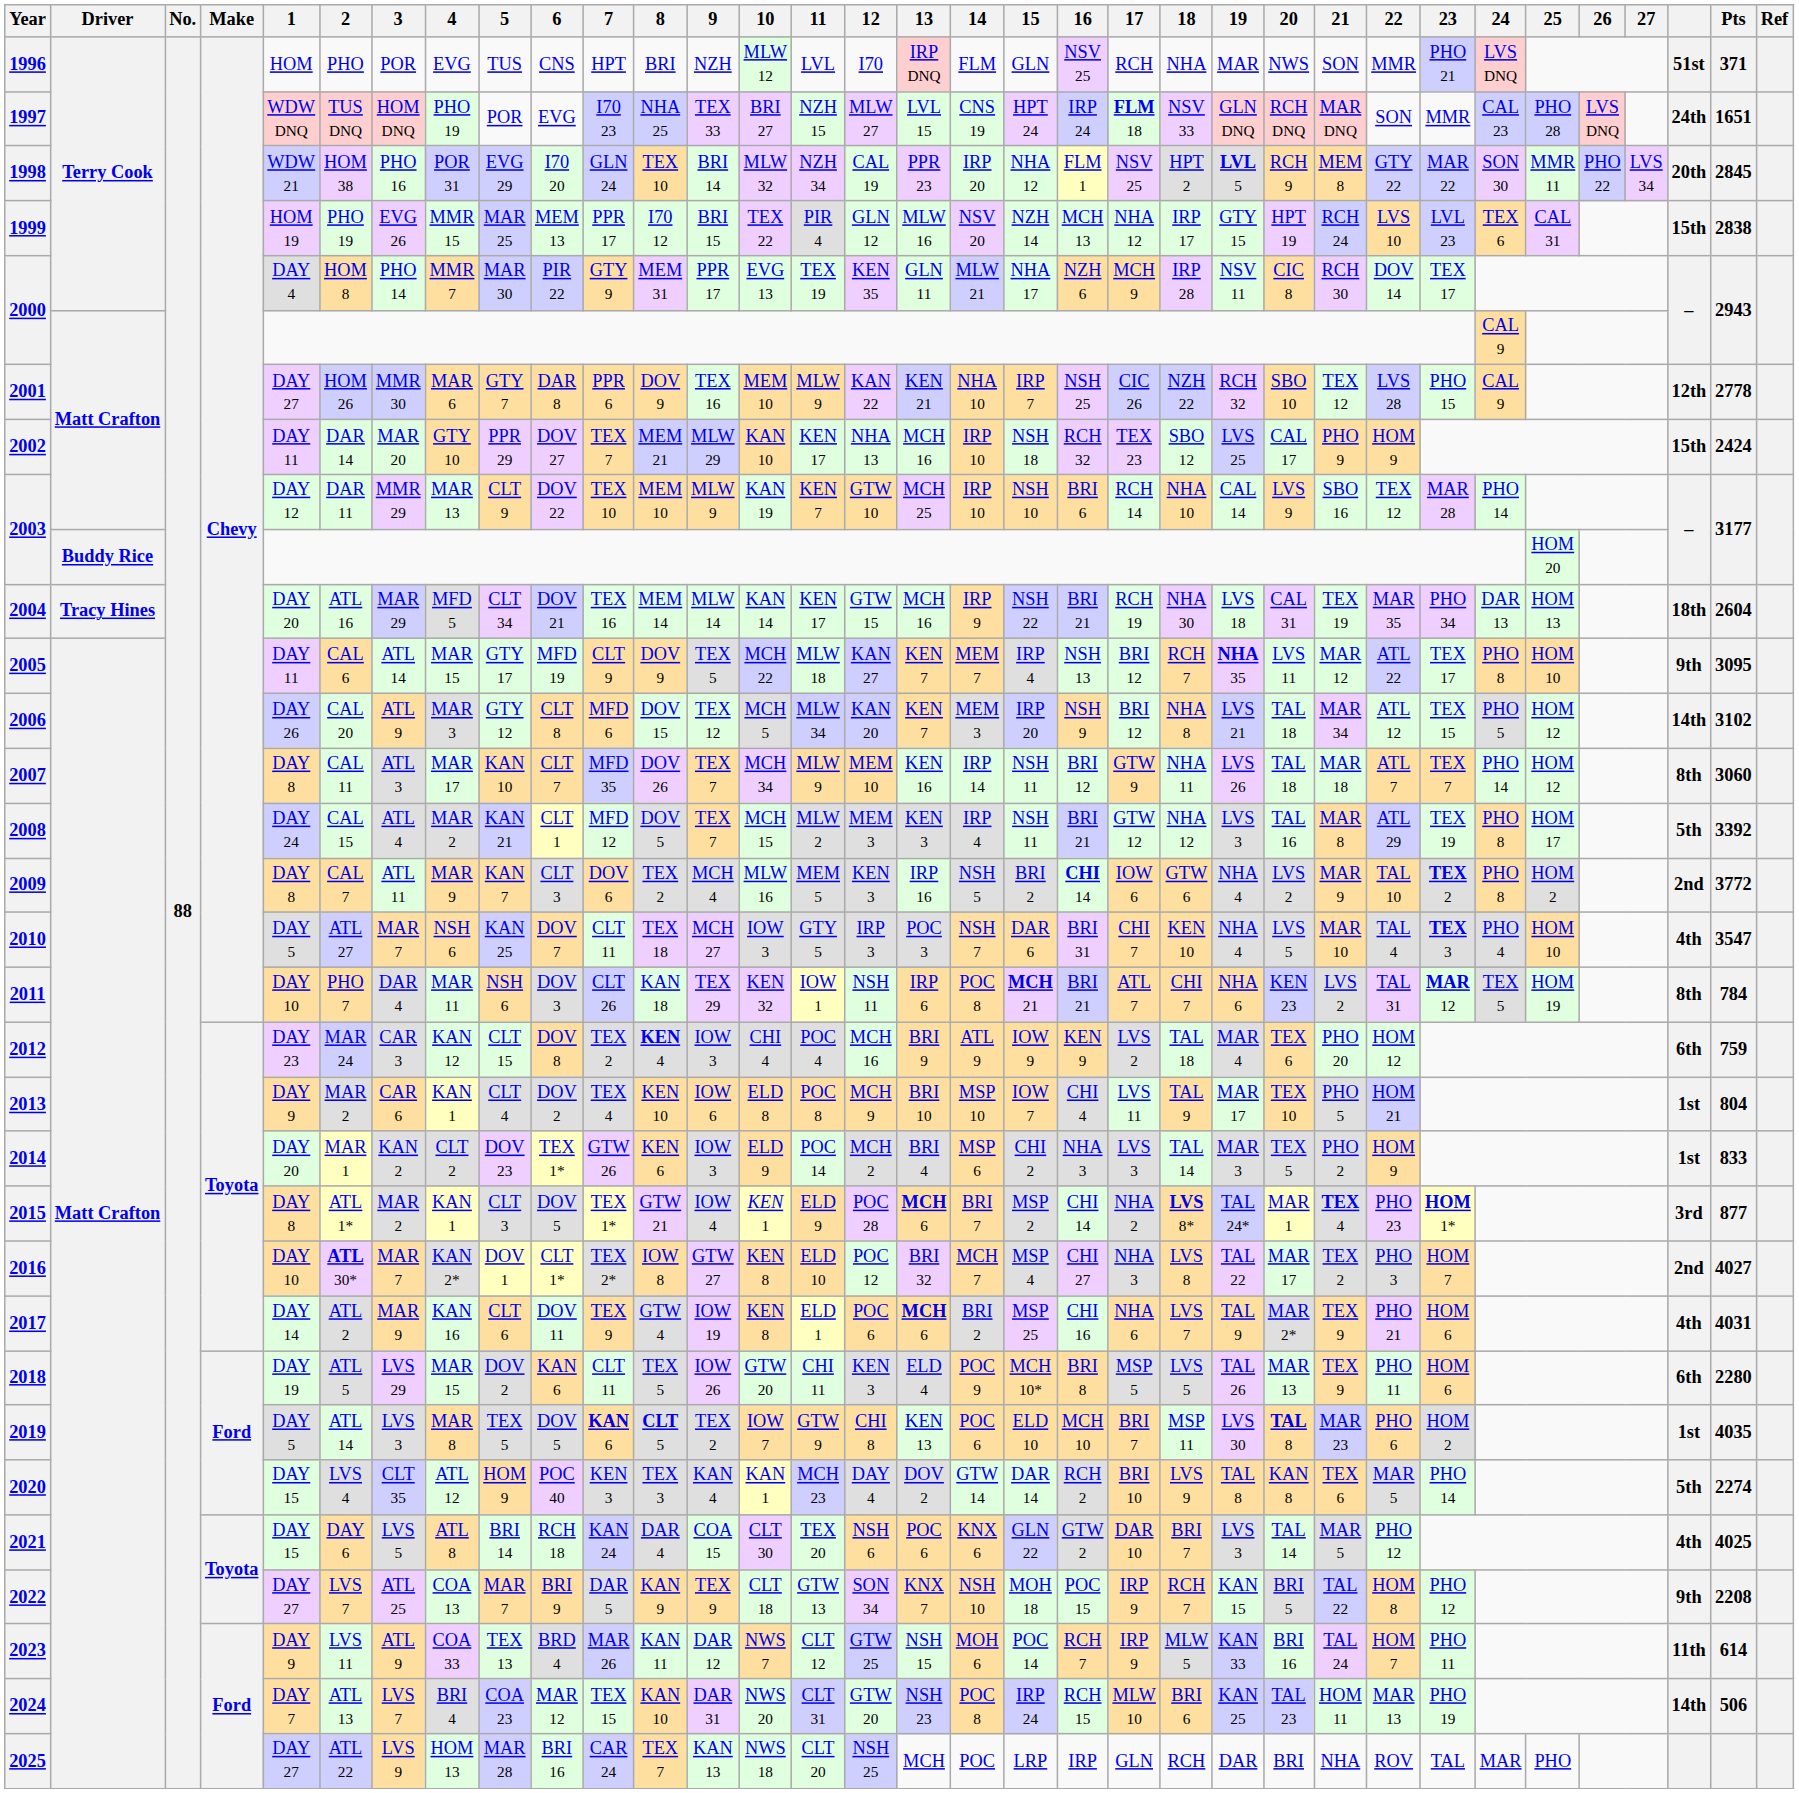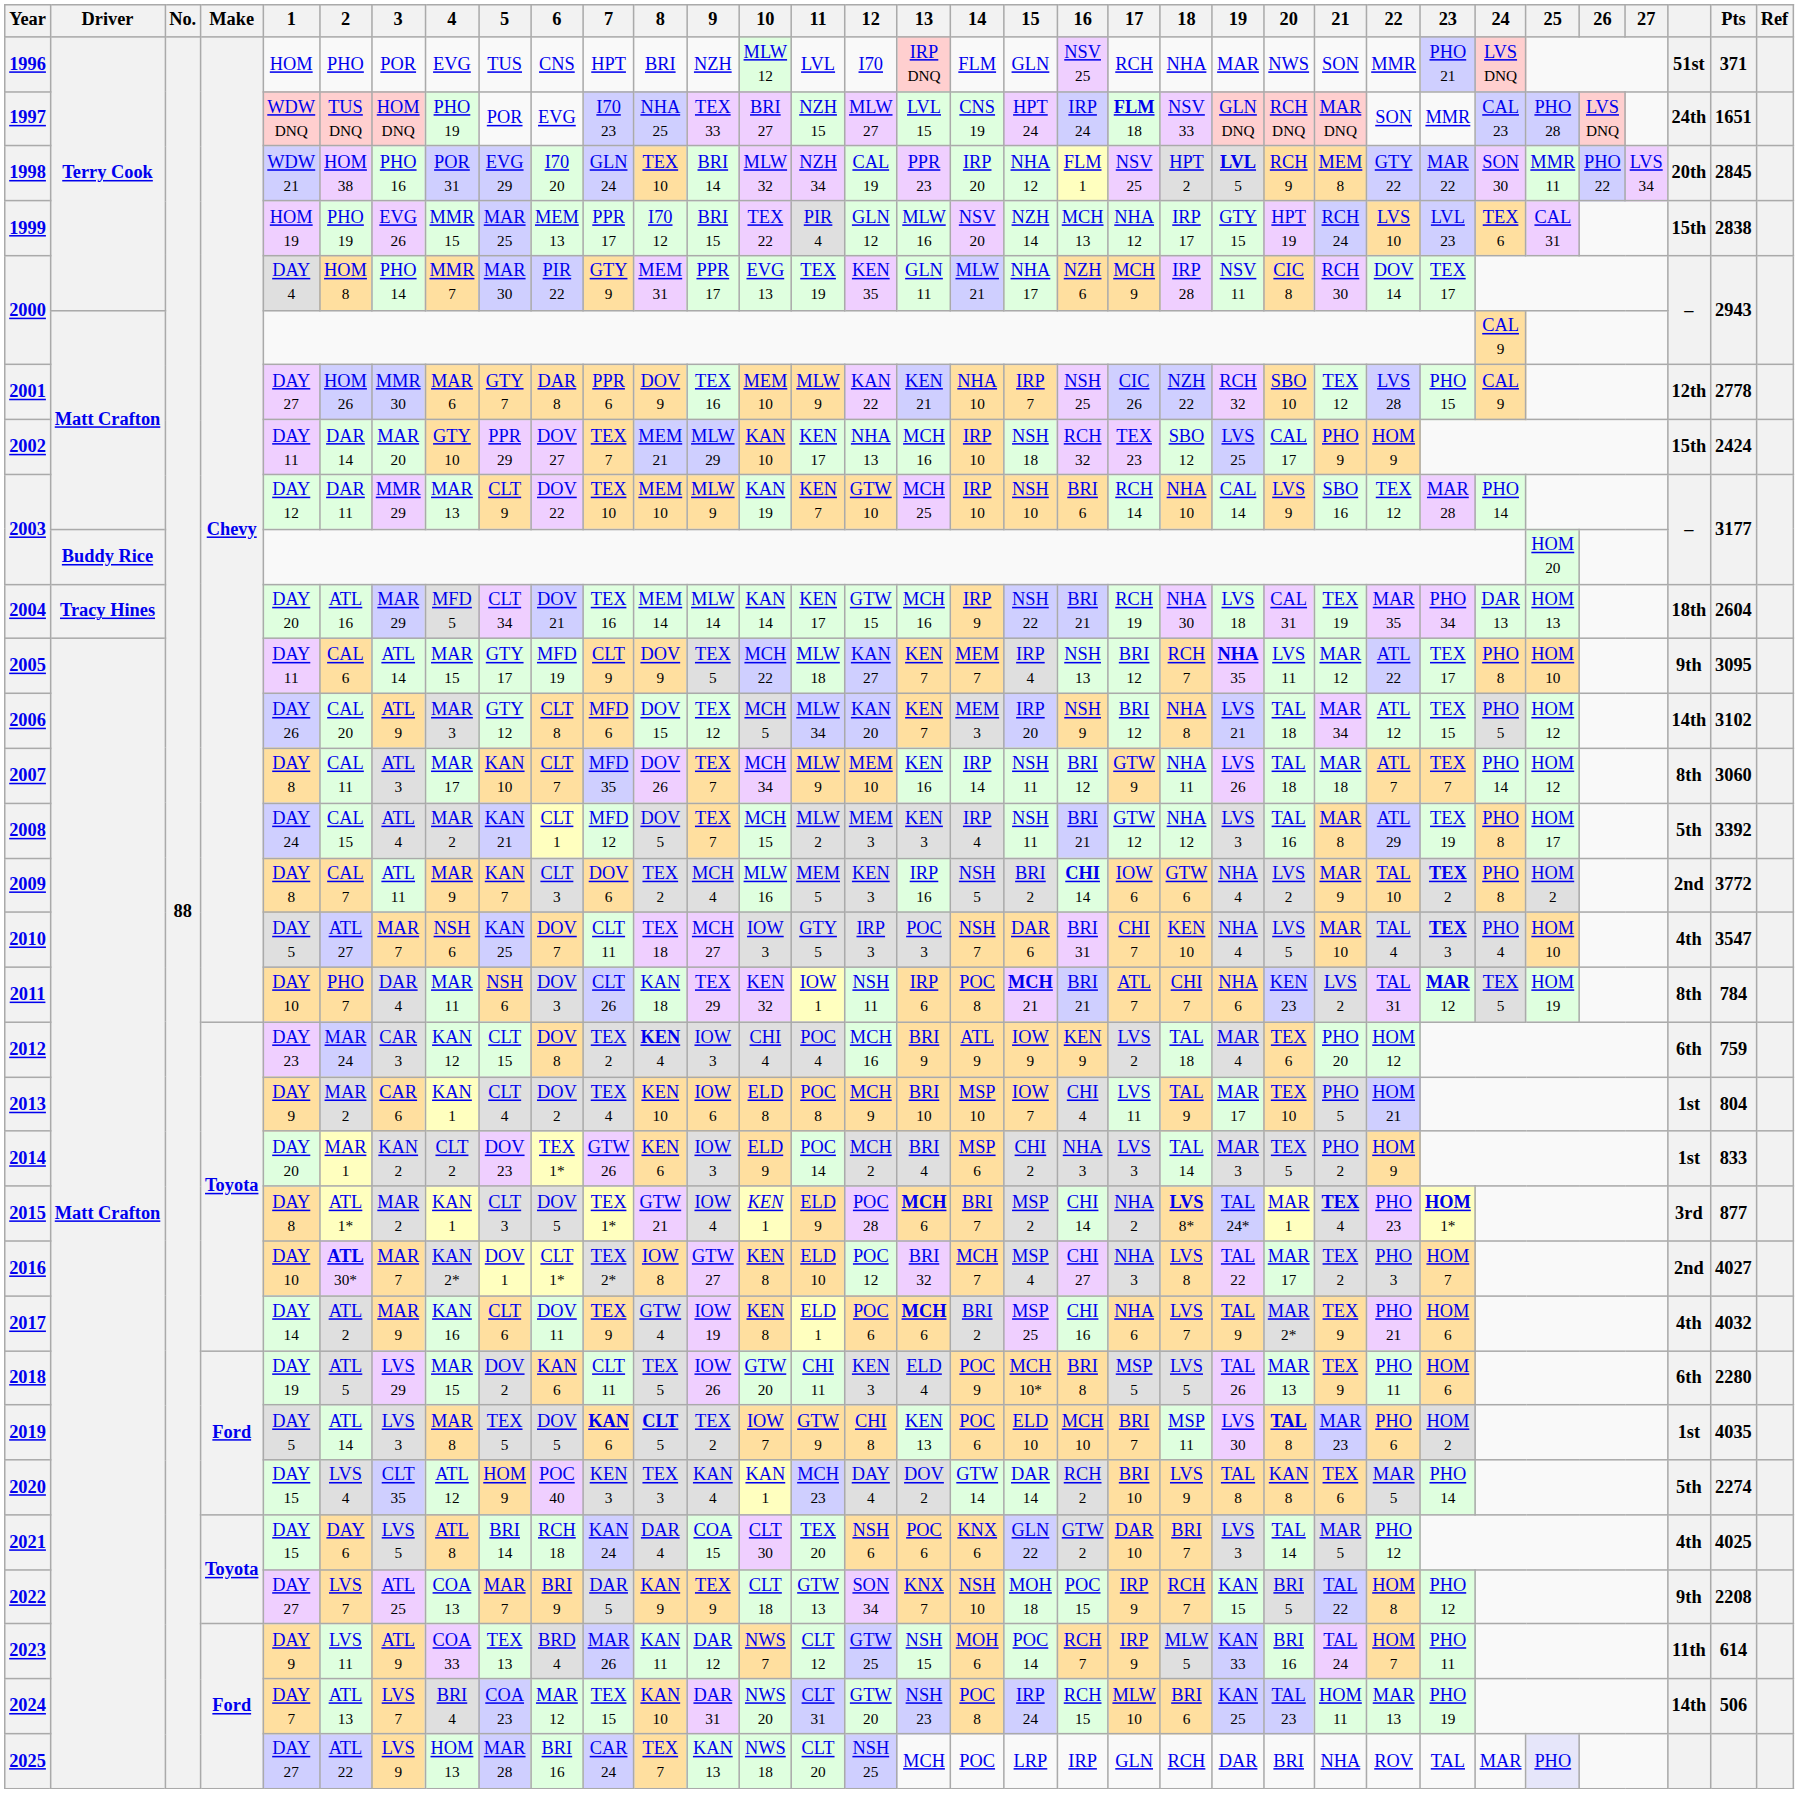(1733, 1322) 4031 -> (1733, 1322) 4032
(1553, 1760) no background -> (1553, 1760) lavender background
